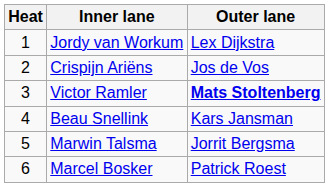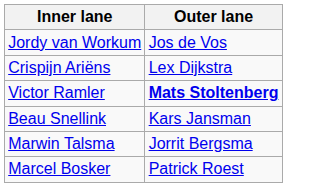- column: (26, 17)
(232, 42) Lex Dijkstra -> (188, 42) Jos de Vos
(230, 67) Jos de Vos -> (190, 67) Lex Dijkstra
